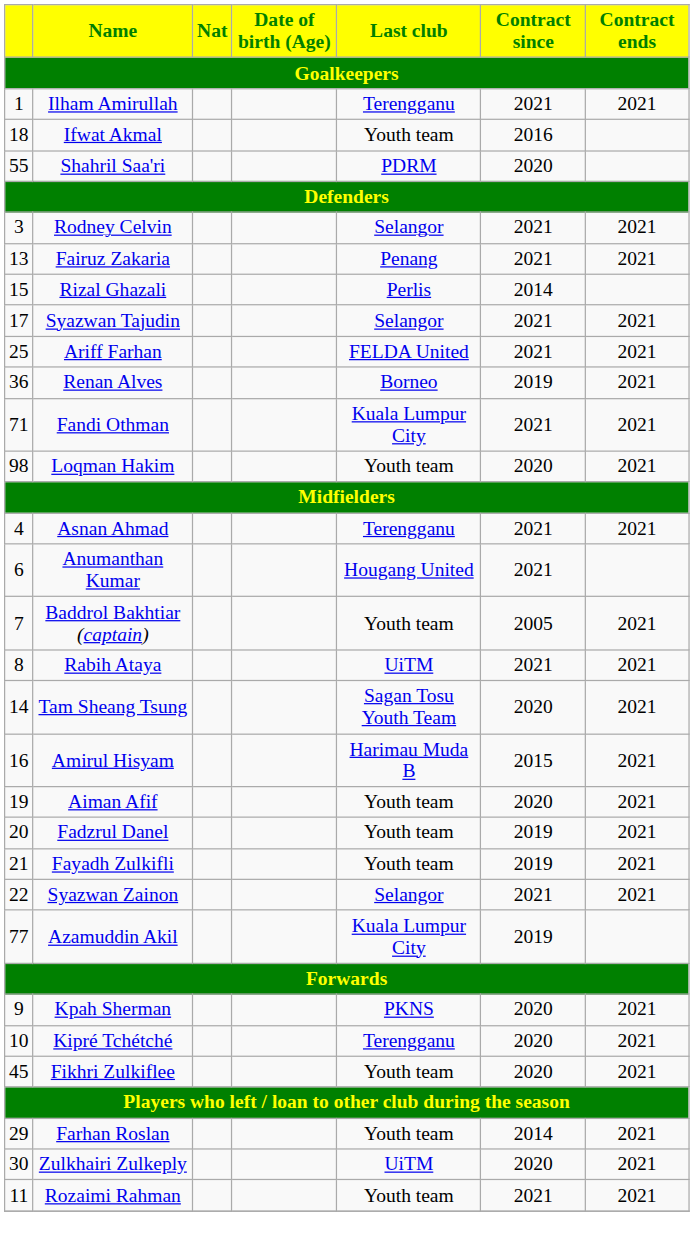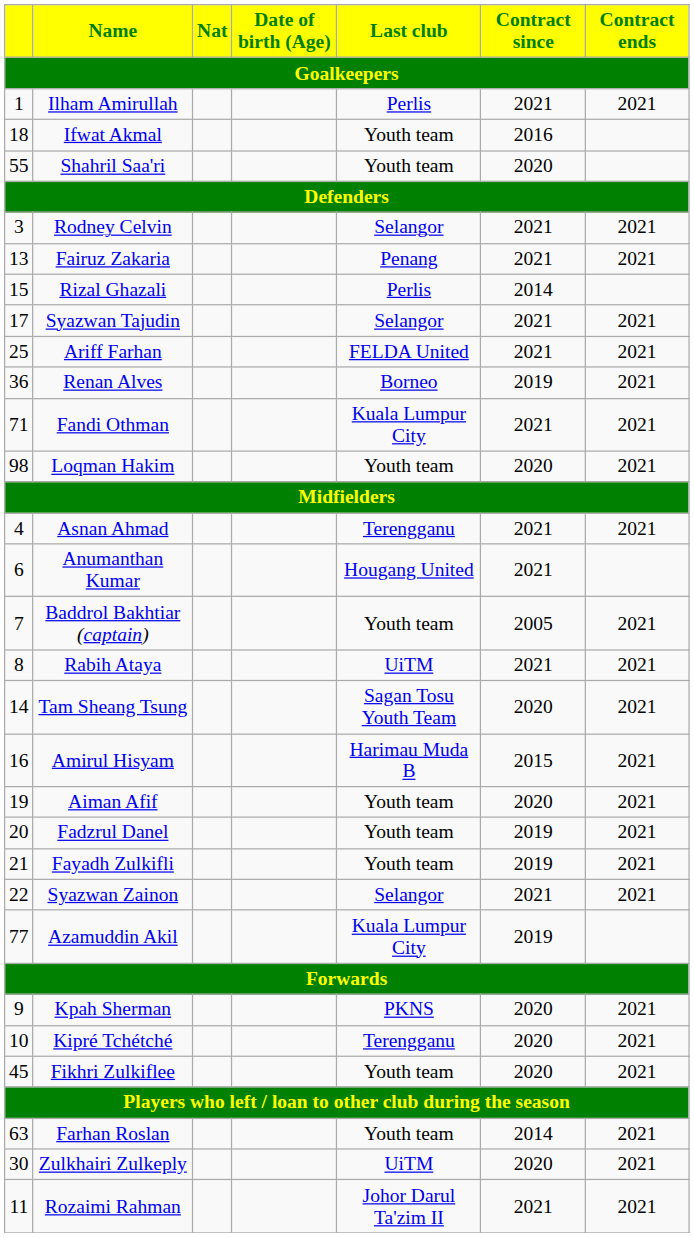(409, 103) Terengganu -> (409, 103) Perlis
(409, 165) PDRM -> (409, 165) Youth team
(19, 1133) 29 -> (19, 1133) 63
(409, 1195) Youth team -> (409, 1206) Johor Darul Ta'zim II
